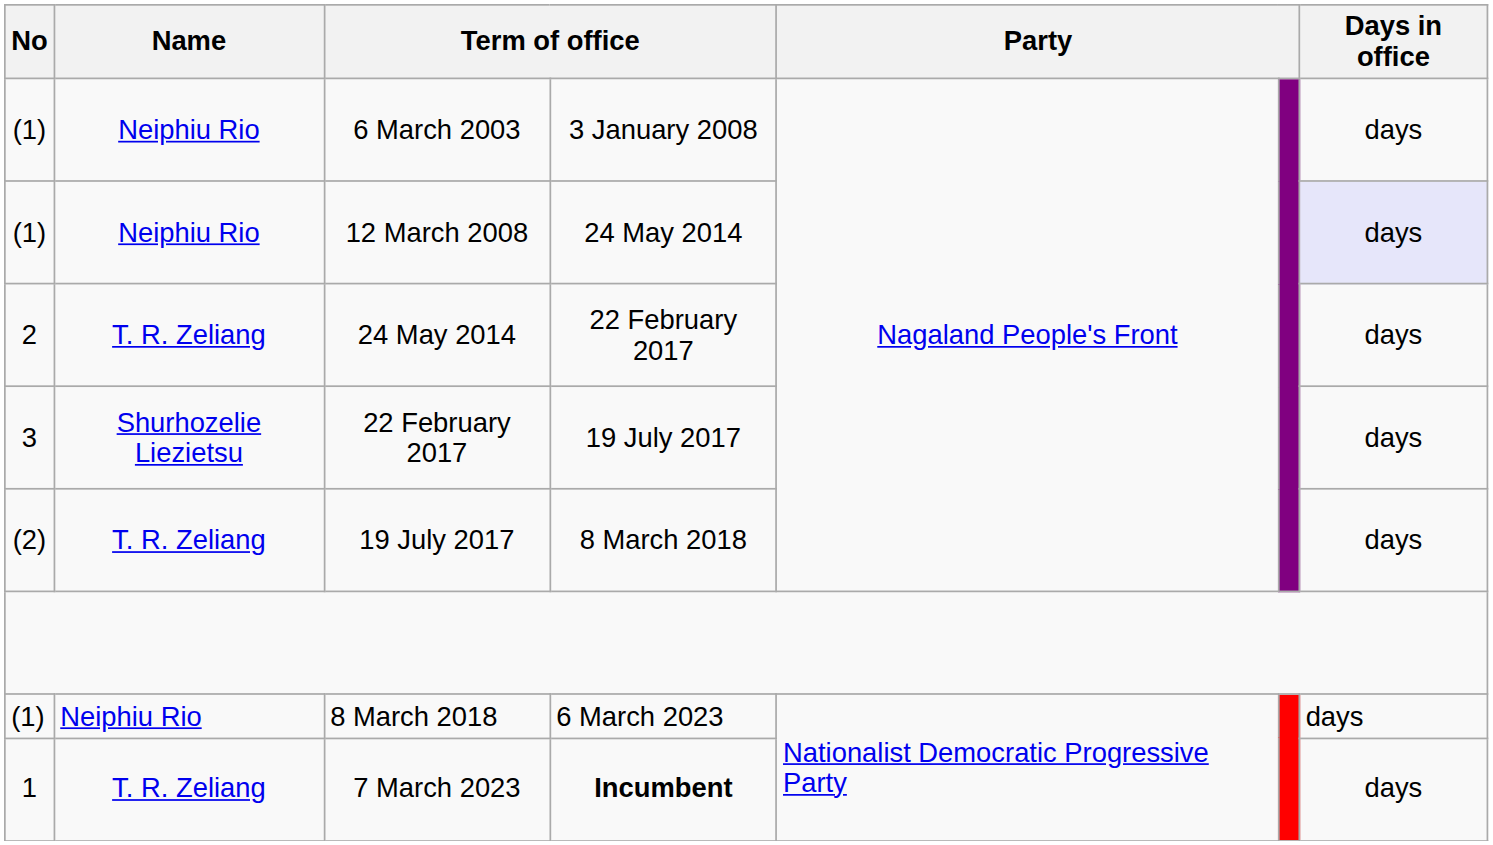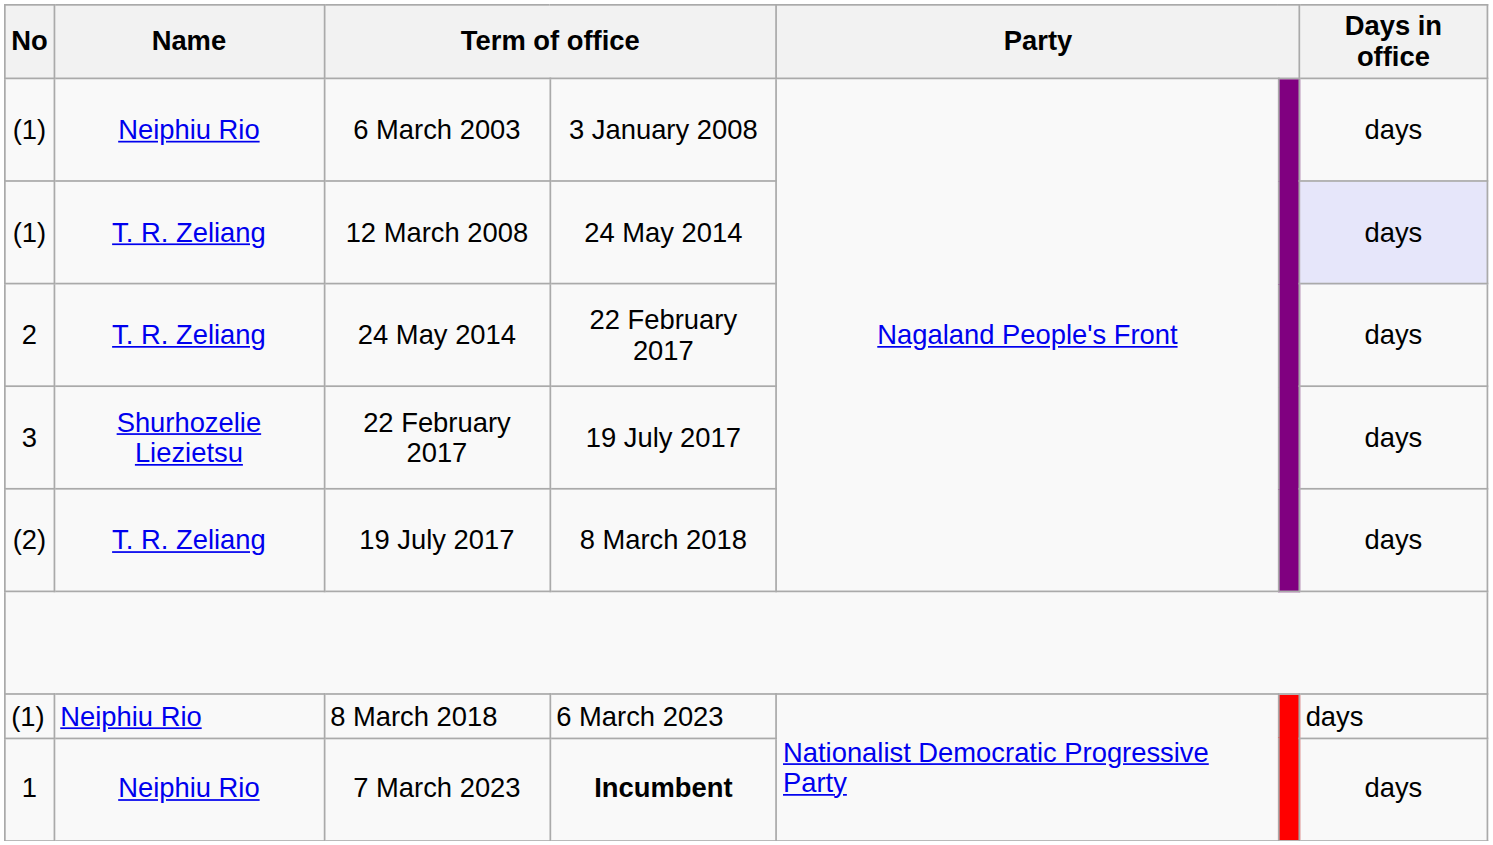(189, 232) Neiphiu Rio -> (189, 232) T. R. Zeliang
(189, 788) T. R. Zeliang -> (189, 788) Neiphiu Rio
